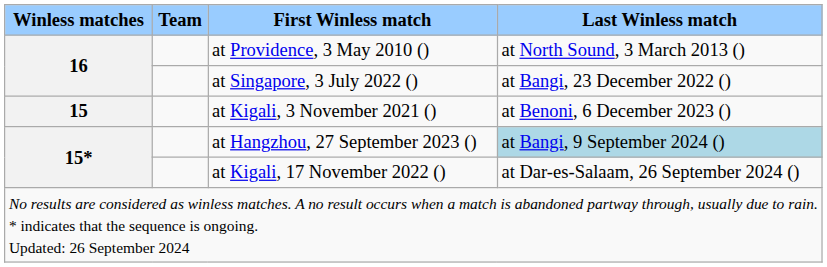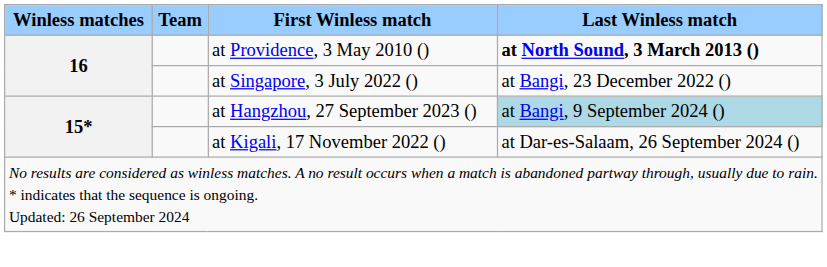(623, 50) normal -> (630, 50) bold
- row: (324, 111)
